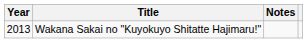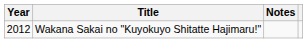(19, 29) 2013 -> (19, 29) 2012
